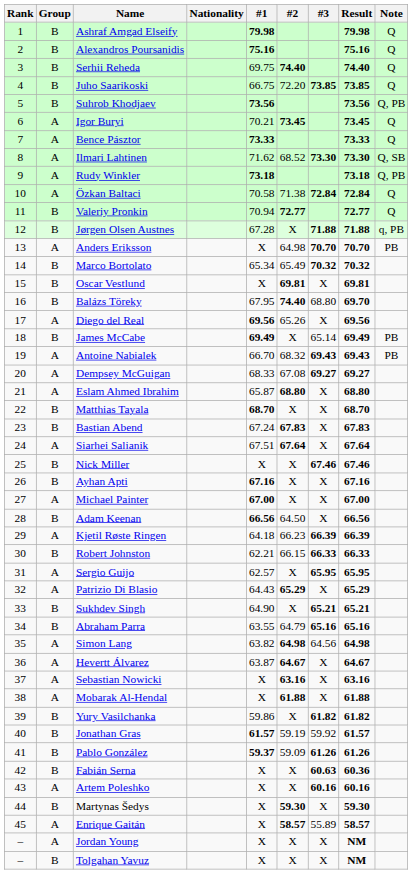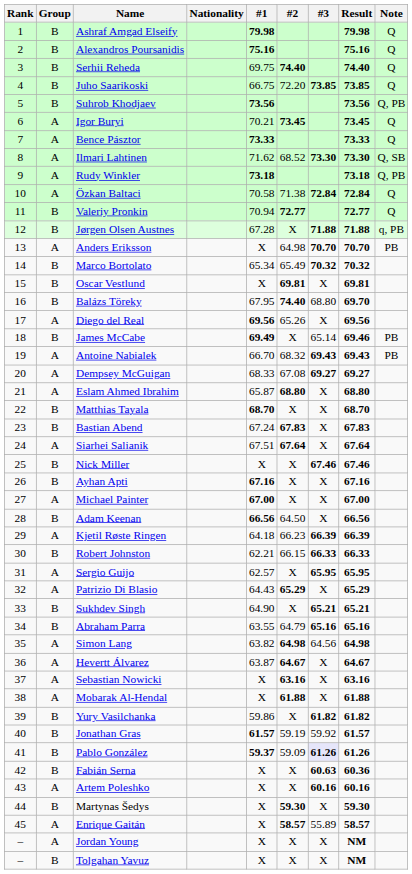(357, 337) 69.49 -> (357, 337) 69.46
(323, 752) no background -> (323, 752) lavender background
